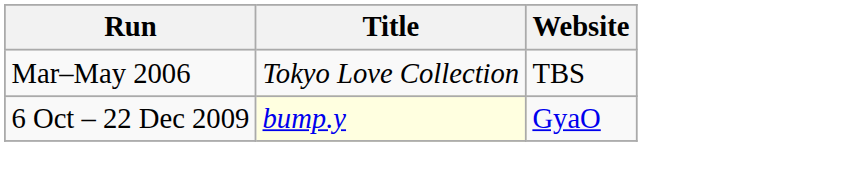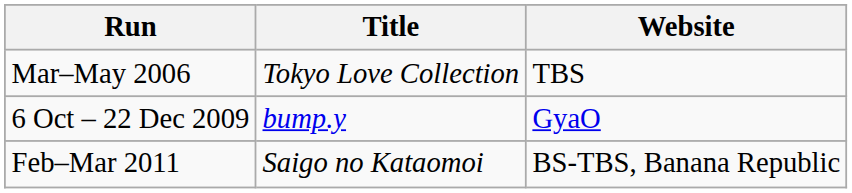(304, 118) lightyellow background -> (304, 118) no background
+ row: (96, 163)
